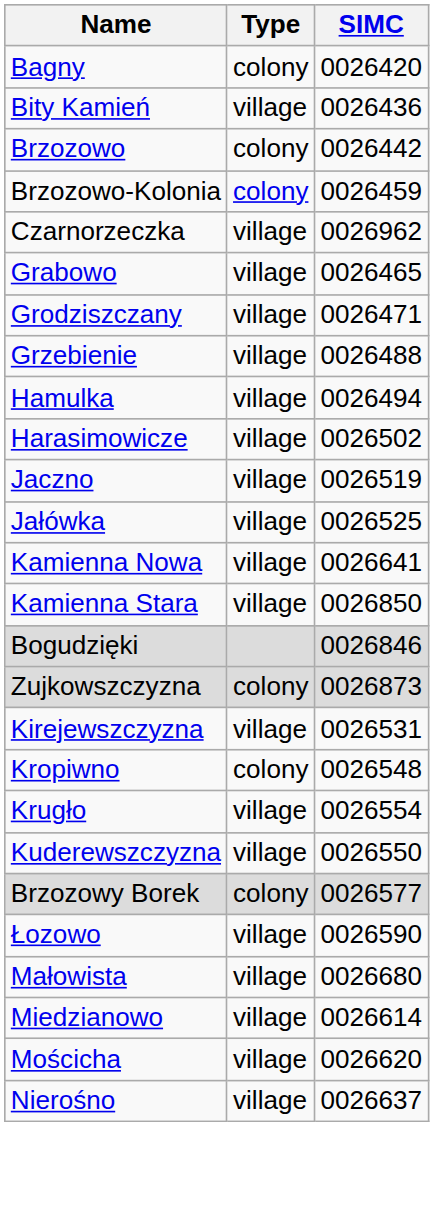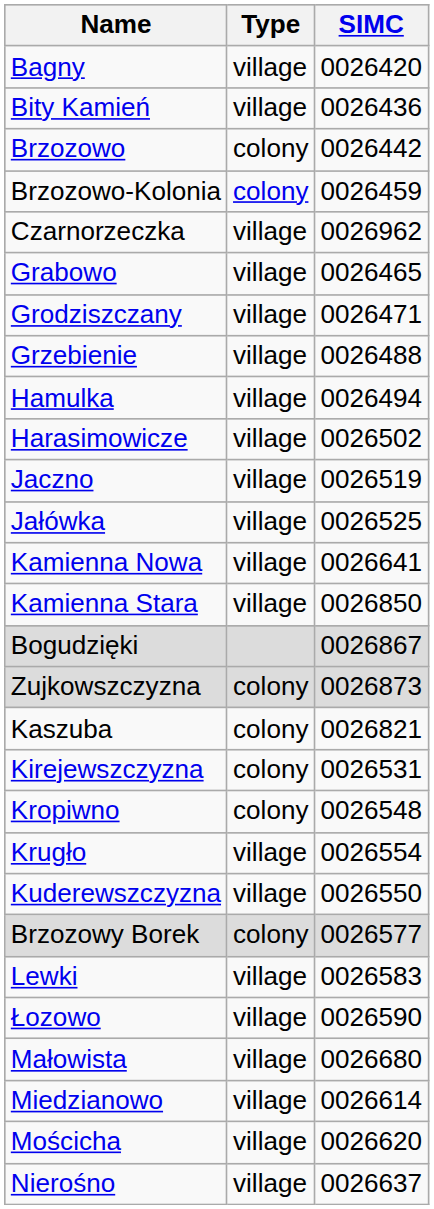(271, 66) colony -> (270, 66) village
(371, 645) 0026846 -> (371, 645) 0026867
+ row: (62, 728)
(270, 728) village -> (271, 769) colony
+ row: (44, 976)
